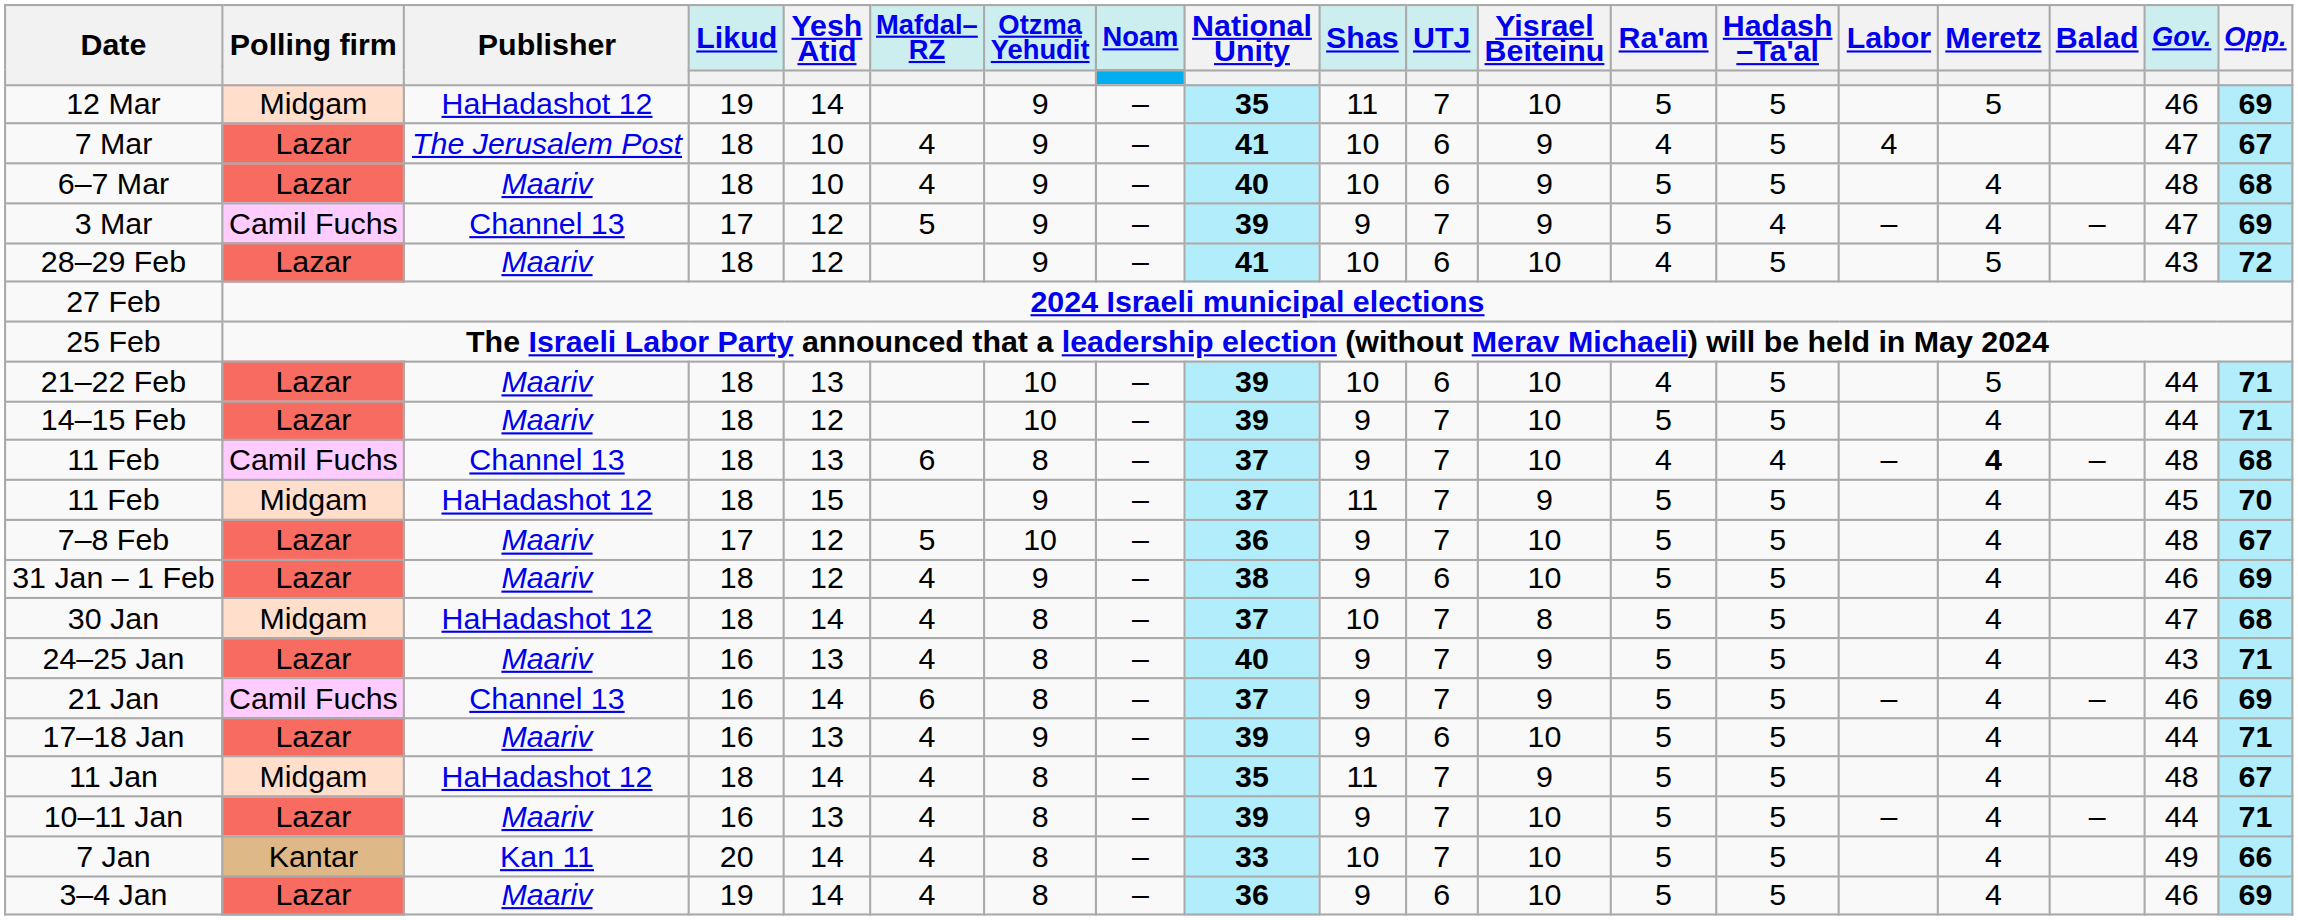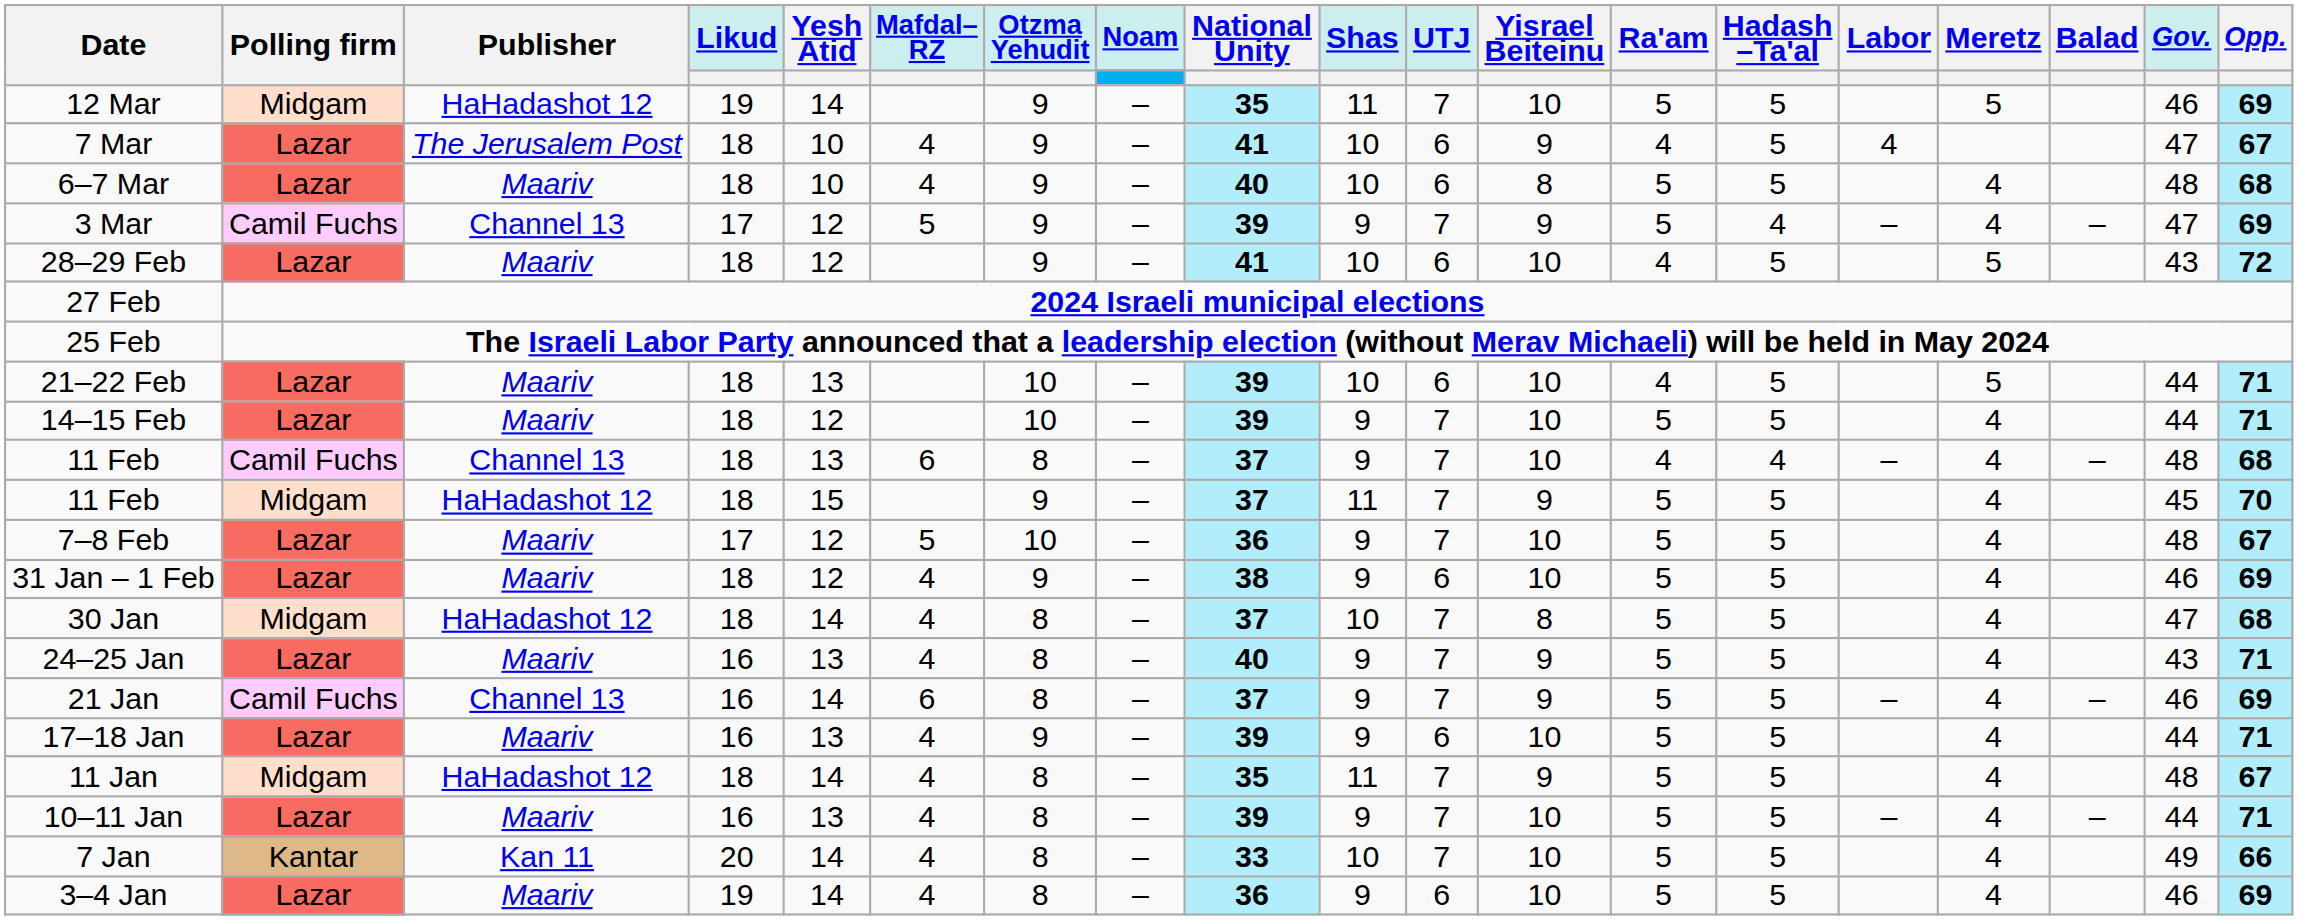(1544, 183) 9 -> (1544, 183) 8
(1993, 460) bold -> (1993, 460) normal
